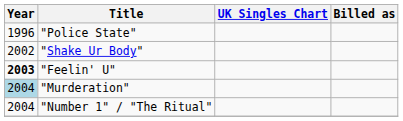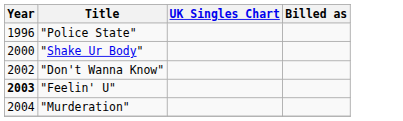(21, 51) 2002 -> (21, 51) 2000
+ row: (102, 70)
(21, 88) lightblue background -> (21, 107) no background
- row: (126, 107)
